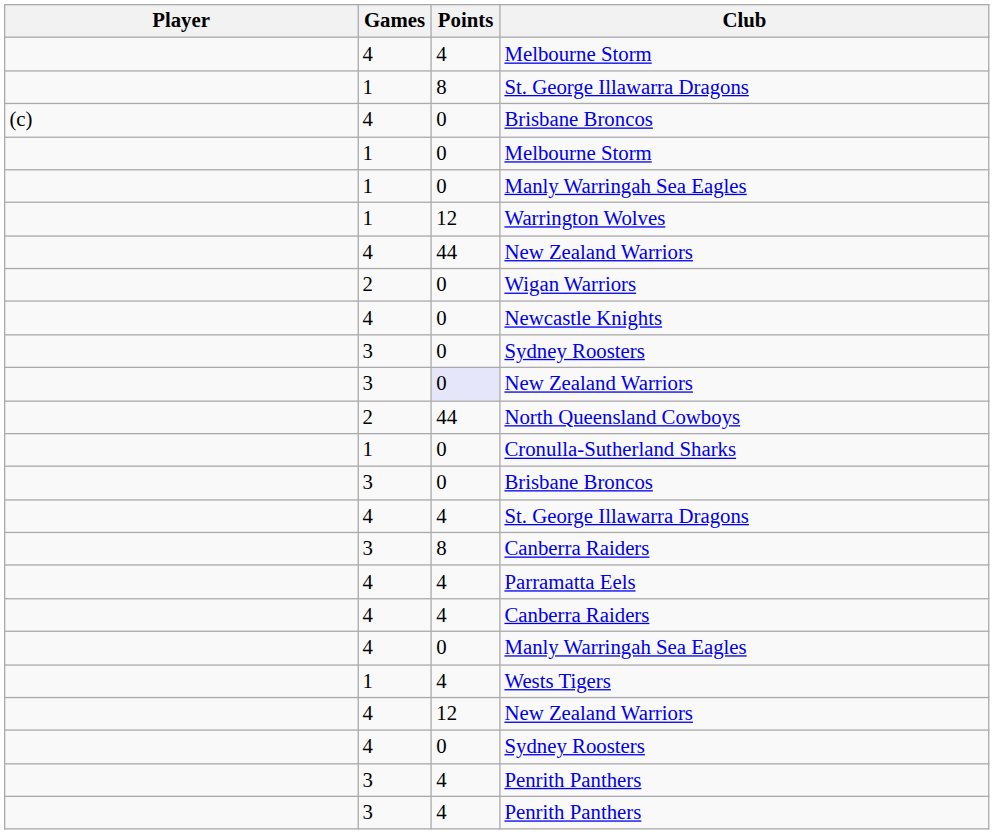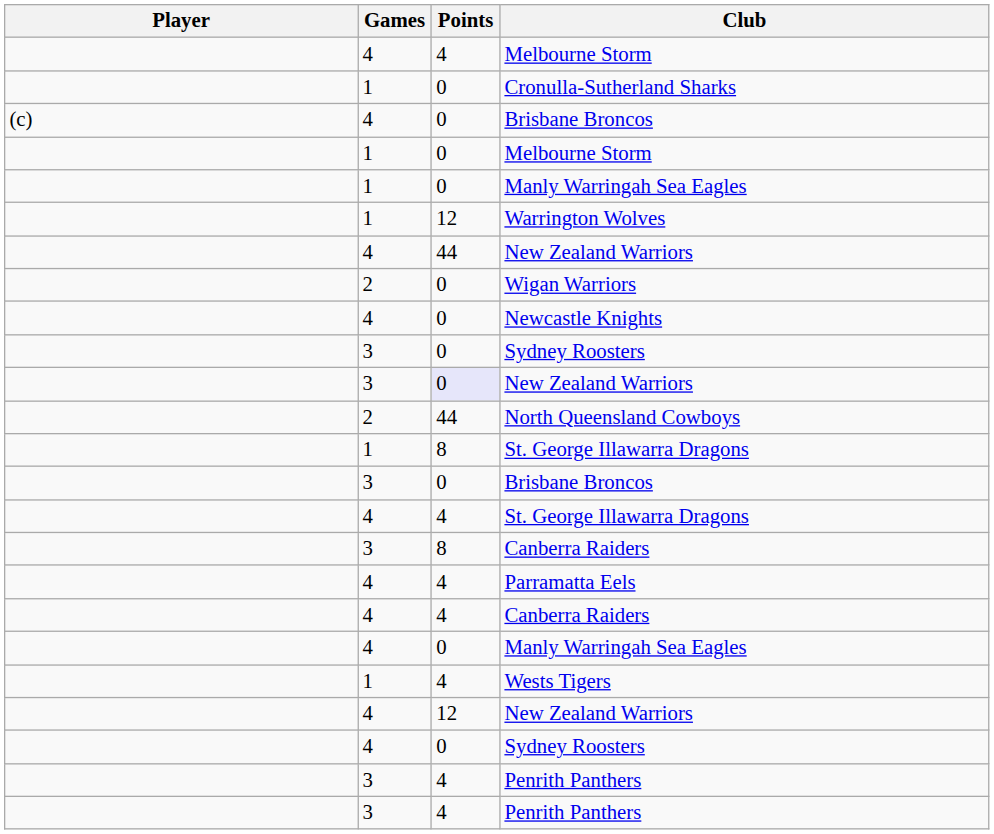rows swapped: (368, 449) <-> (368, 86)
